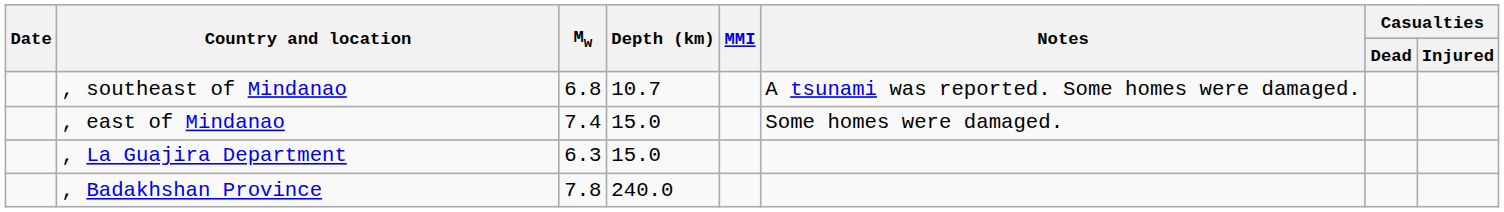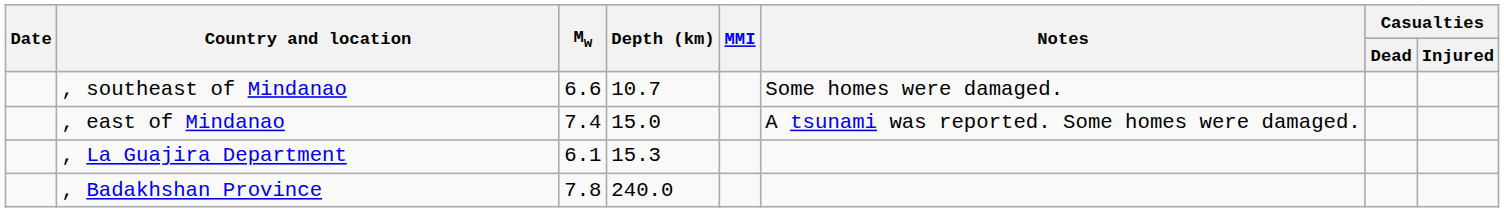(583, 89) 6.8 -> (583, 89) 6.6
(1063, 89) A tsunami was reported. Some homes were damaged. -> (914, 89) Some homes were damaged.
(914, 123) Some homes were damaged. -> (1063, 123) A tsunami was reported. Some homes were damaged.
(583, 156) 6.3 -> (583, 156) 6.1
(636, 156) 15.0 -> (636, 156) 15.3
